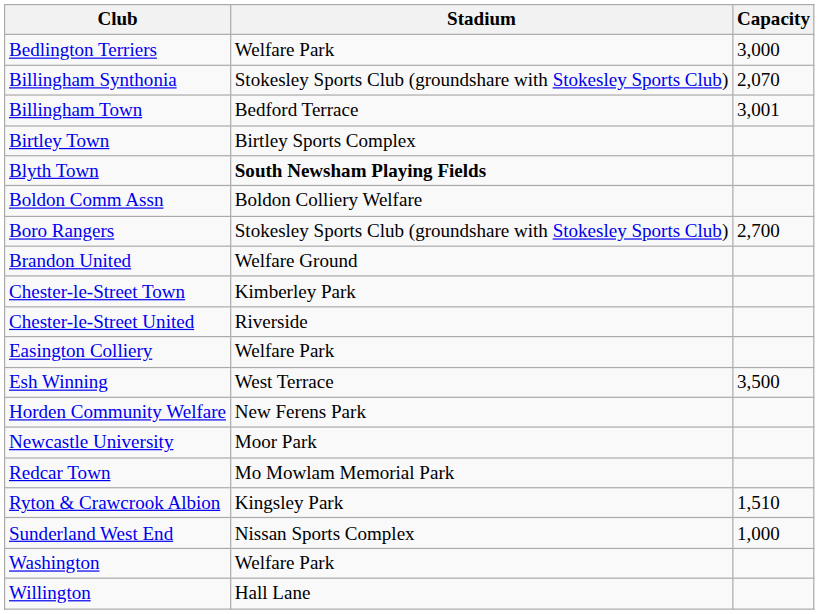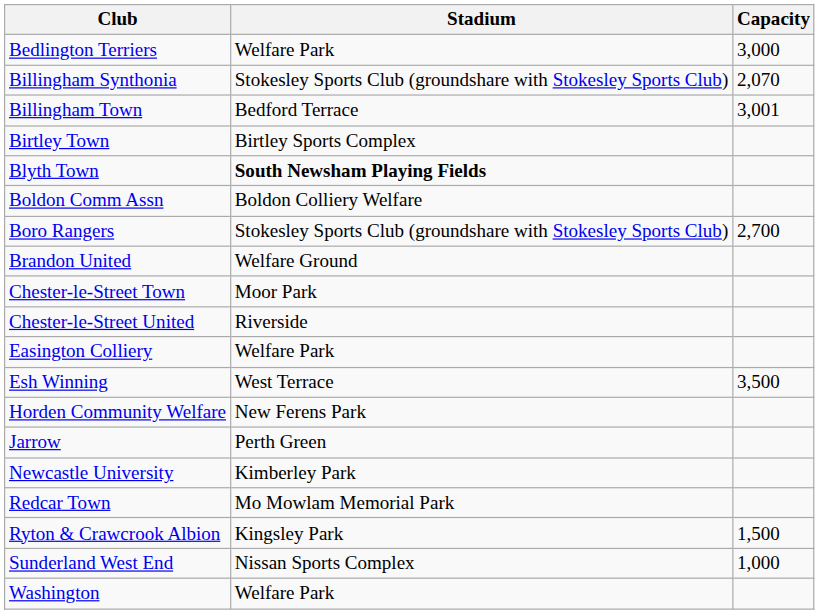(295, 291) Kimberley Park -> (276, 291) Moor Park
+ row: (35, 442)
(276, 442) Moor Park -> (295, 472) Kimberley Park
(758, 502) 1,510 -> (758, 532) 1,500
- row: (50, 593)
